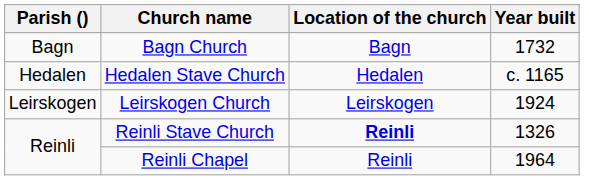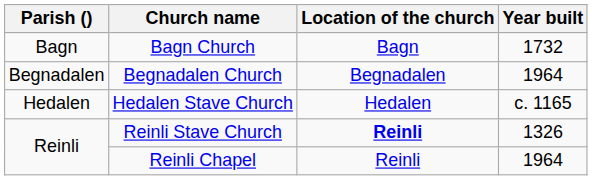+ row: (203, 75)
- row: (195, 103)
